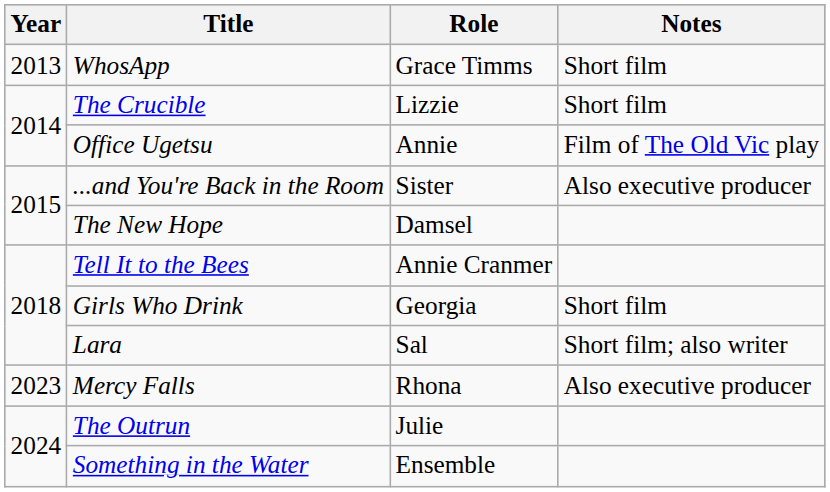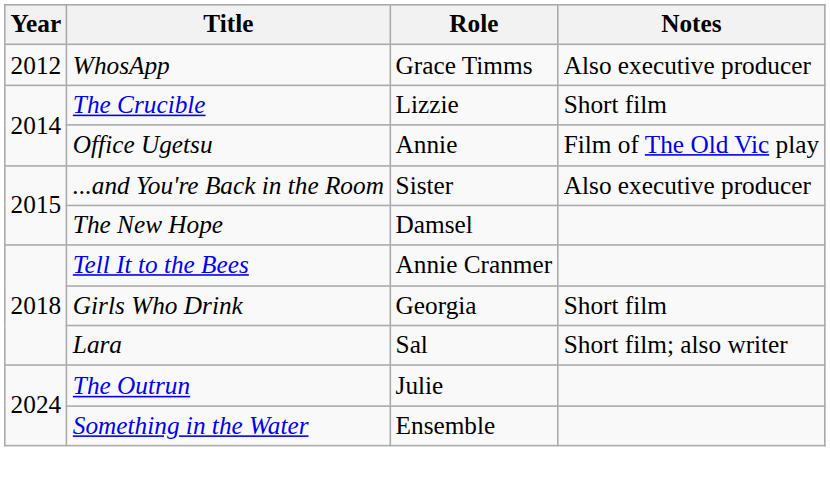(36, 64) 2013 -> (36, 64) 2012
(615, 64) Short film -> (687, 64) Also executive producer
- row: (134, 385)
